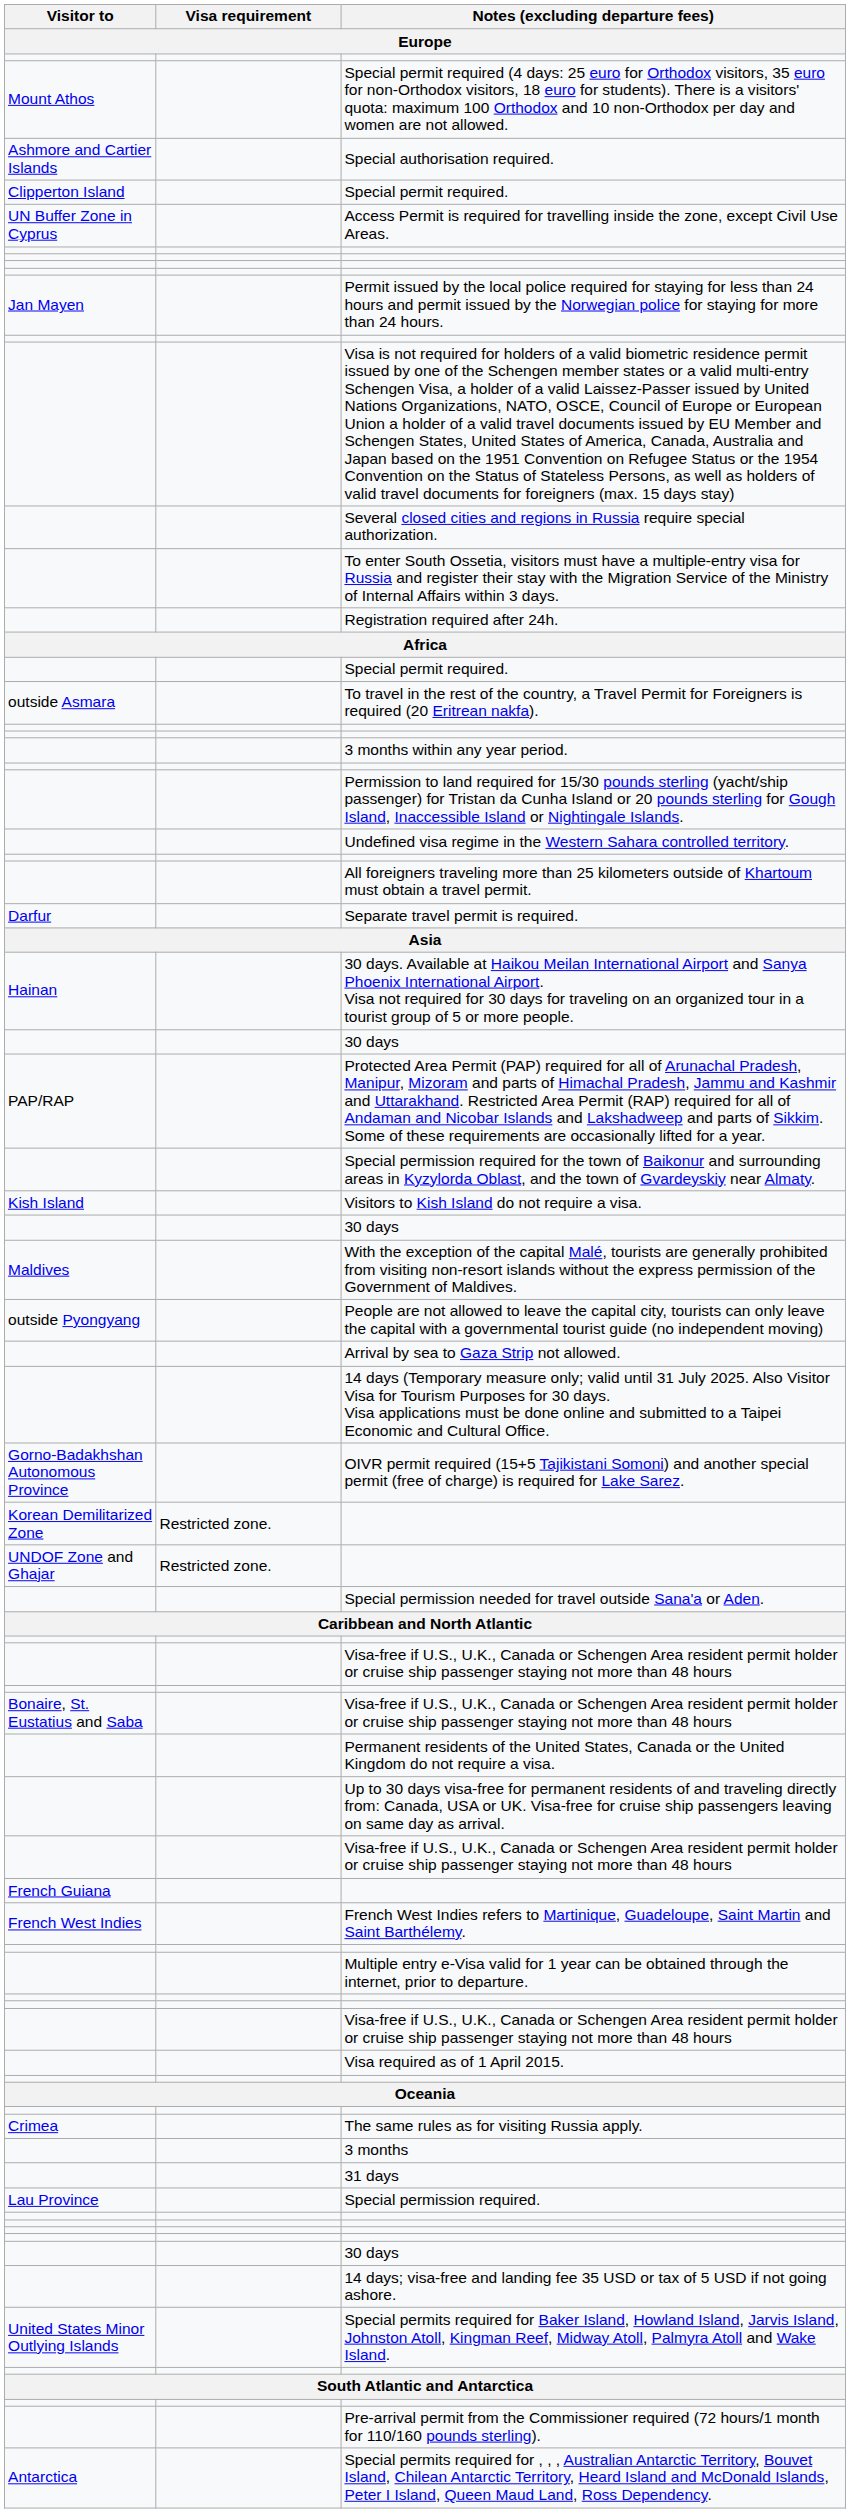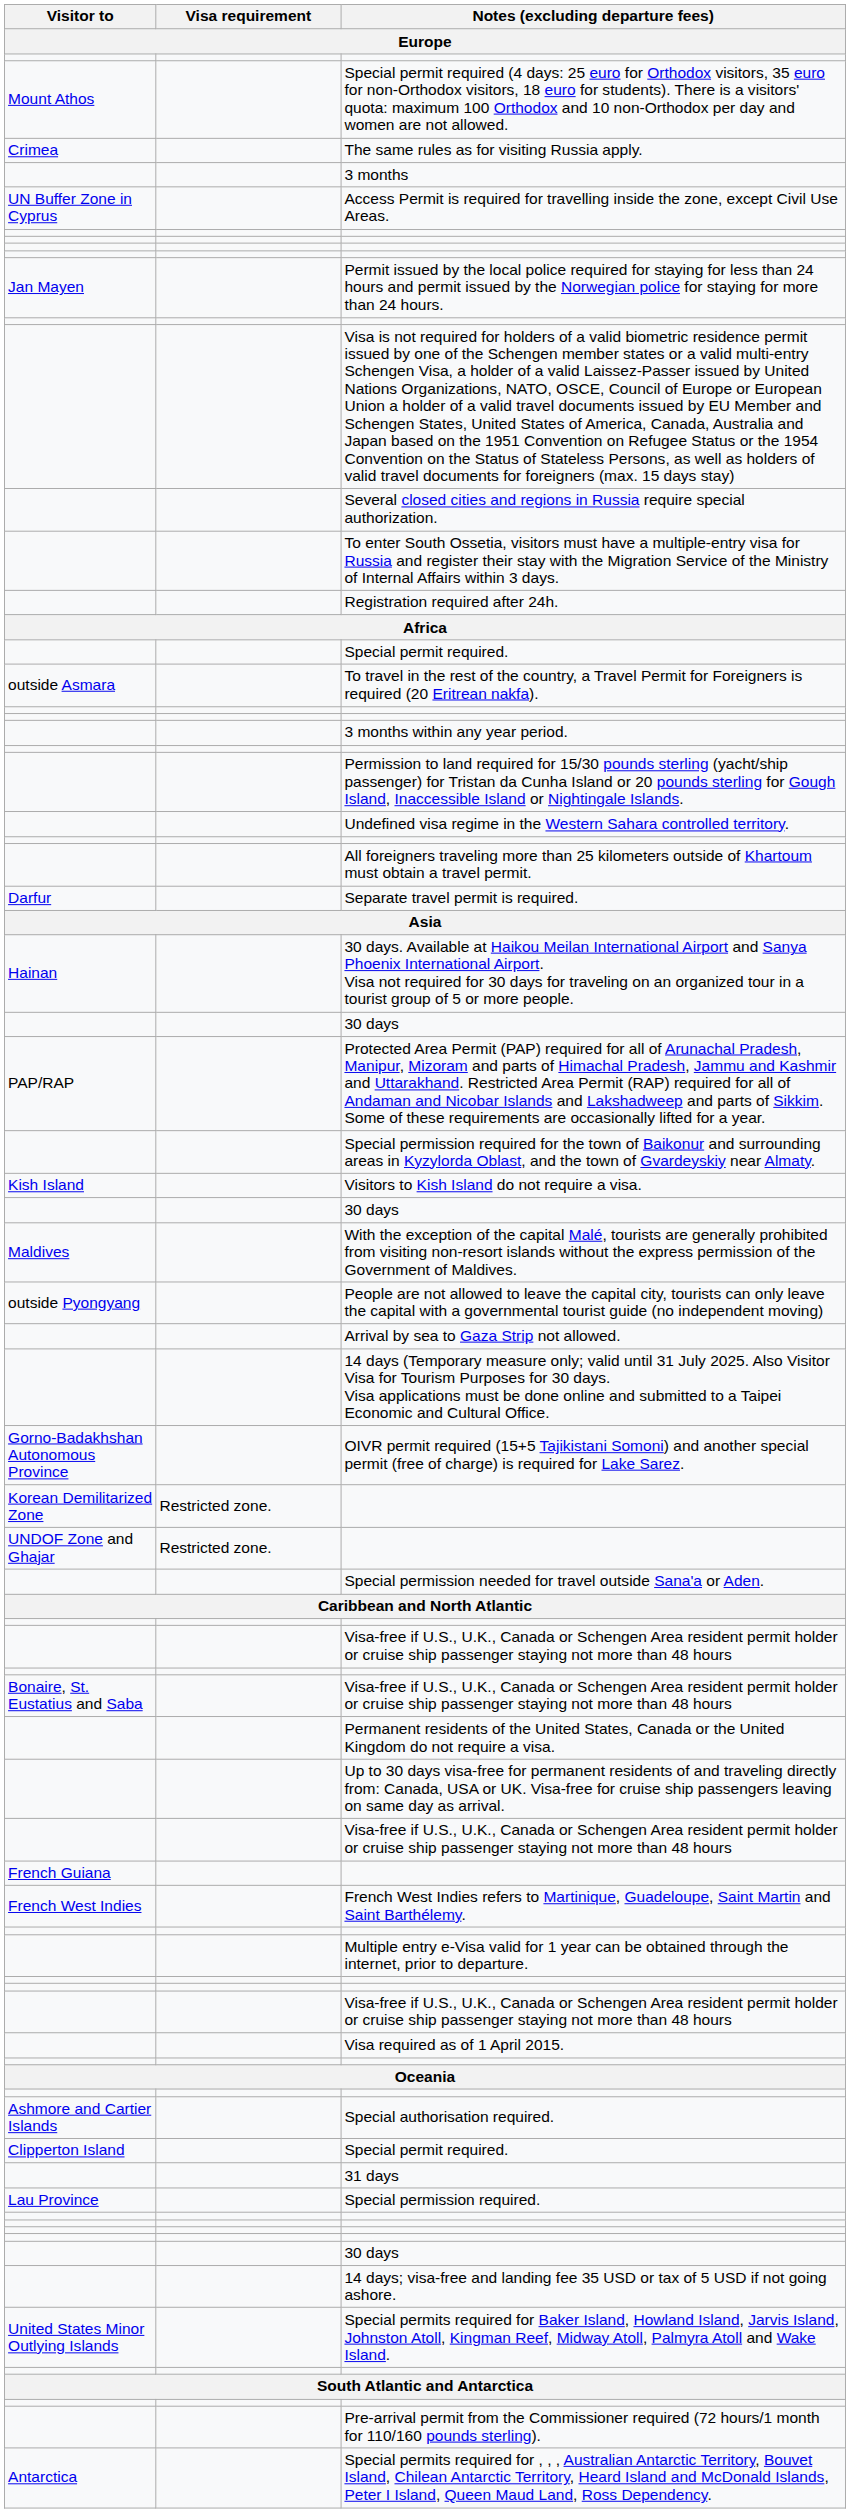rows swapped: (33, 2126) <-> (80, 158)
rows swapped: (80, 2151) <-> (66, 192)
